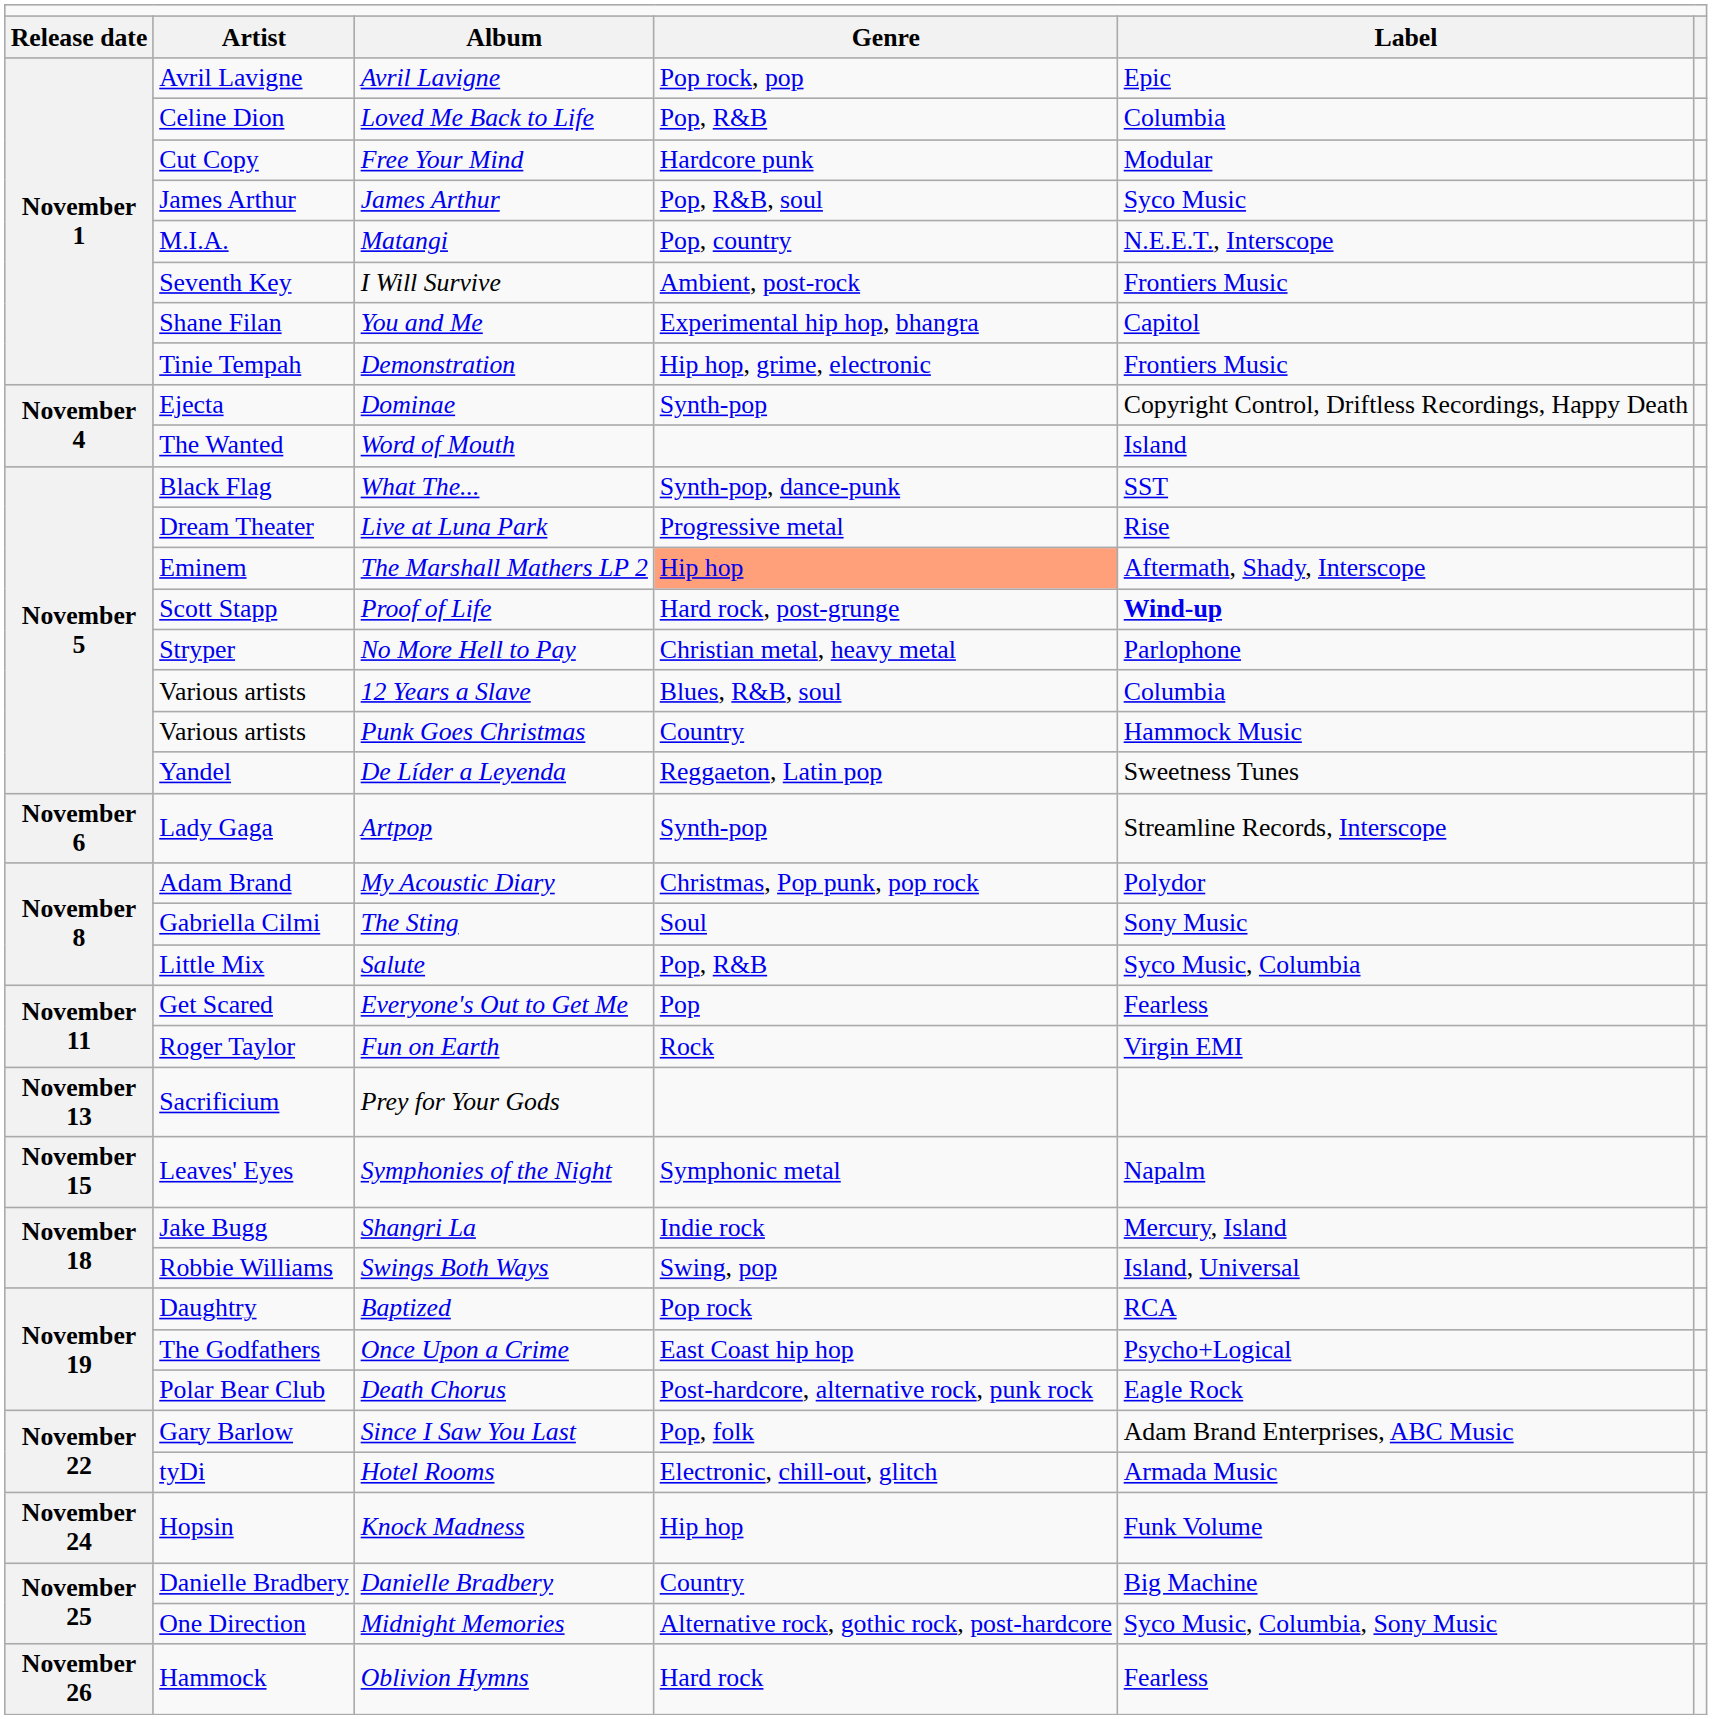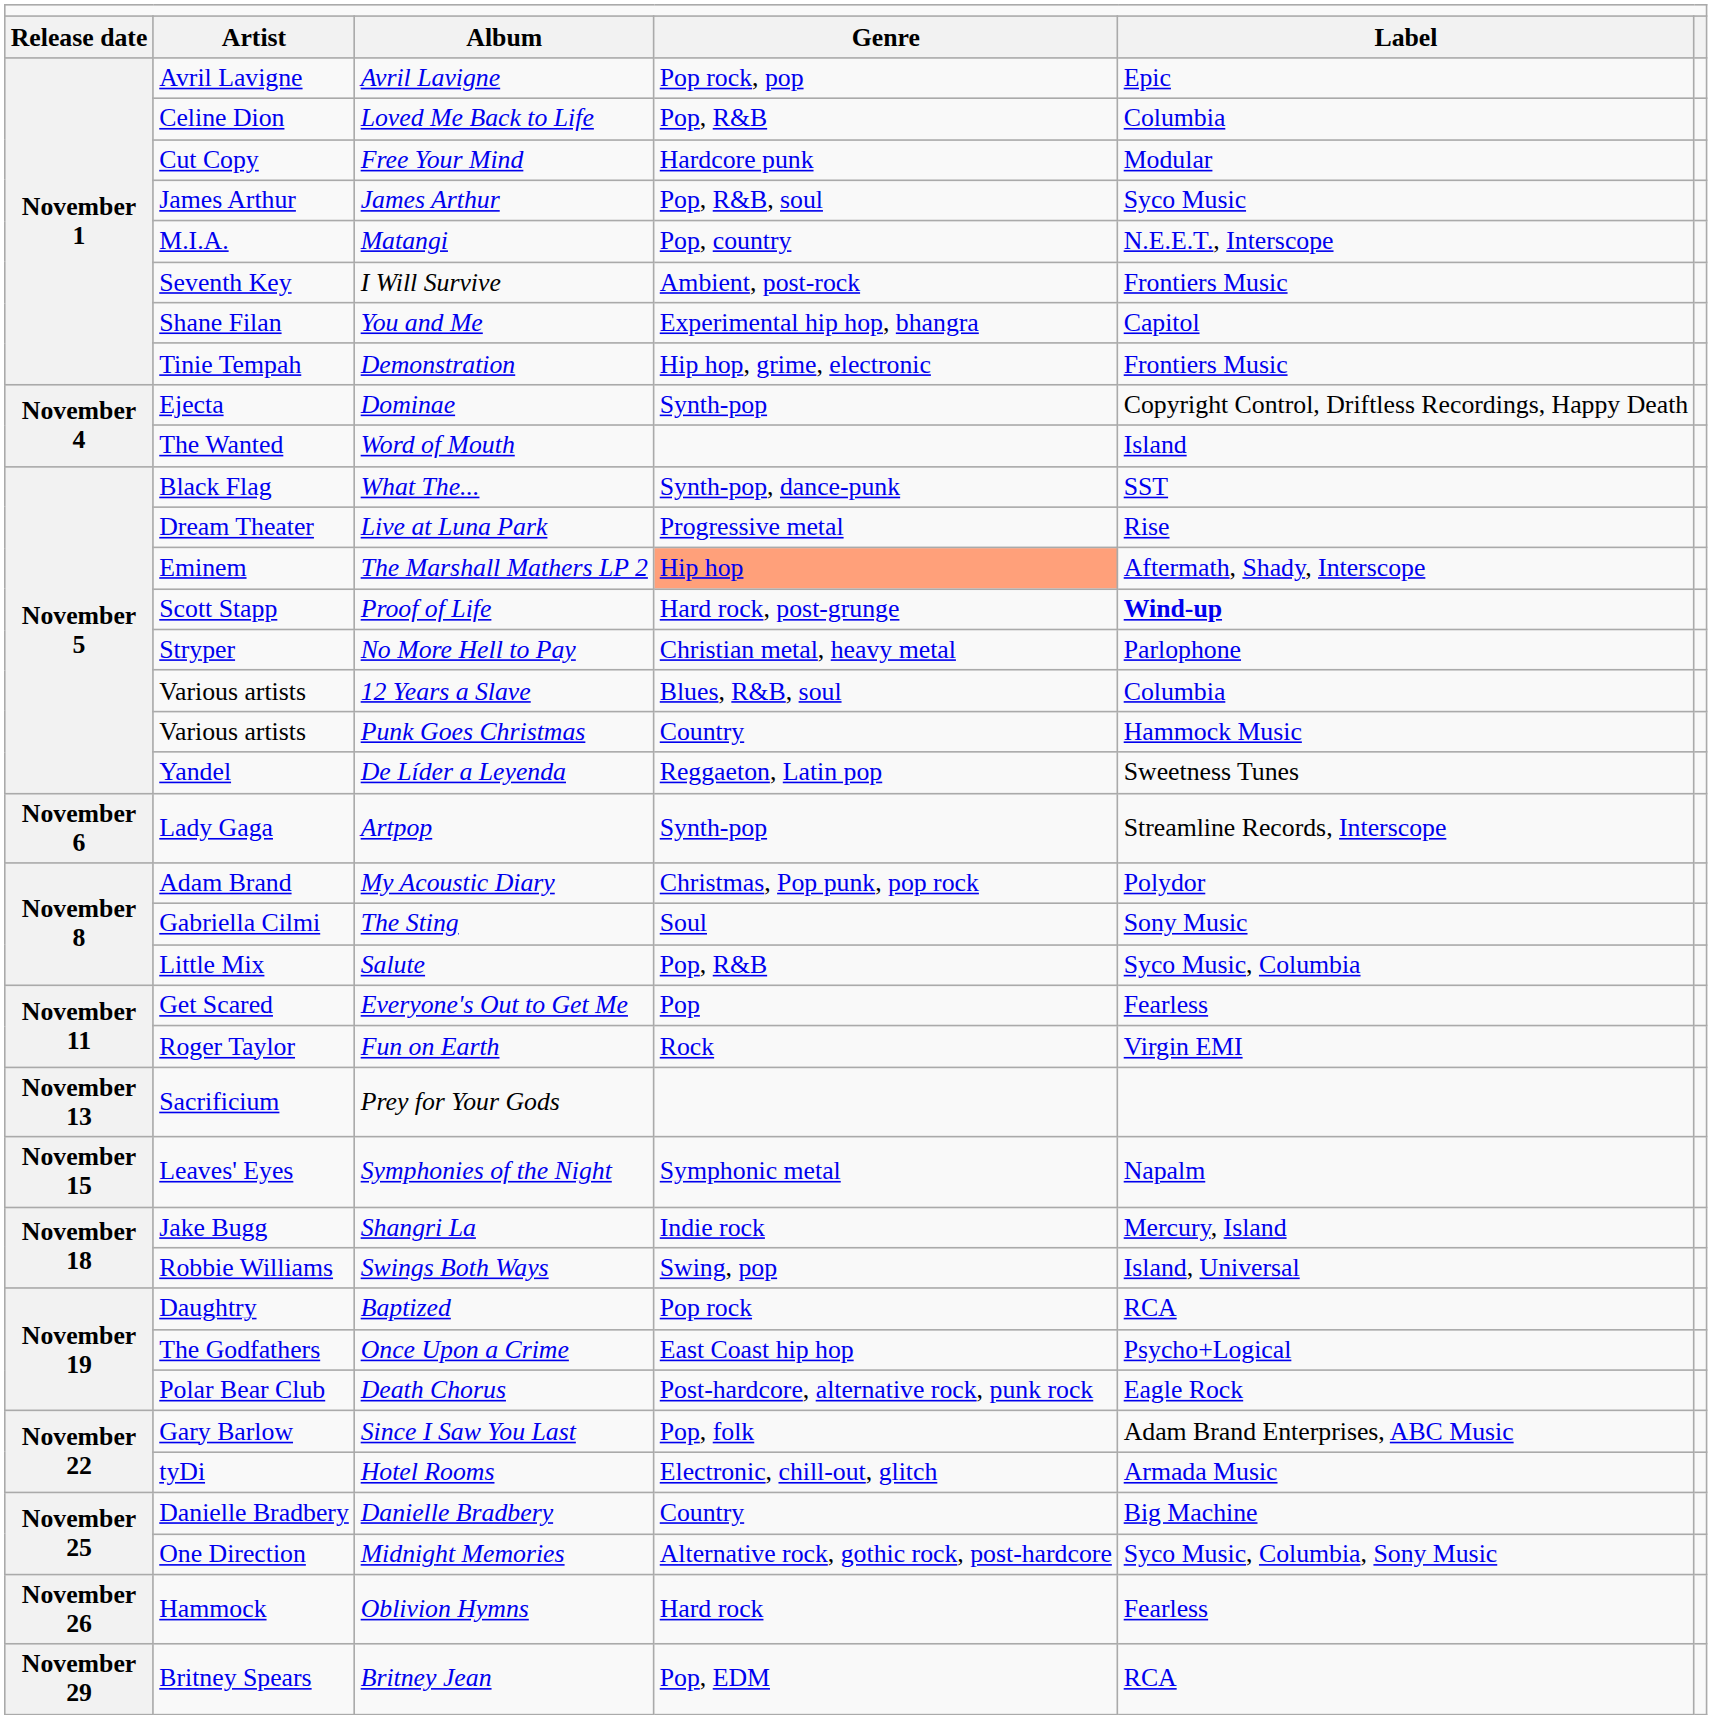- row: (443, 1527)
+ row: (426, 1678)
